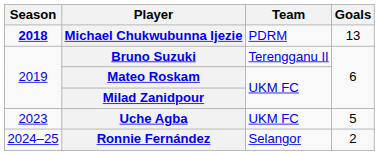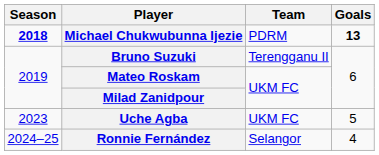(353, 35) normal -> (353, 35) bold
(353, 139) 2 -> (353, 139) 4
